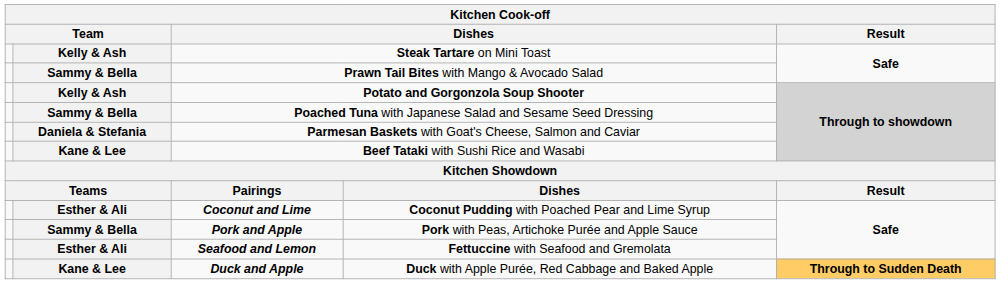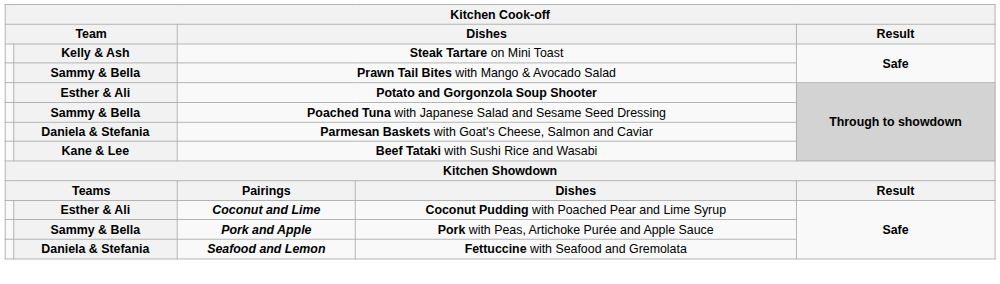(92, 93) Kelly & Ash -> (95, 93) Esther & Ali
(92, 249) Esther & Ali -> (95, 249) Daniela & Stefania
- row: (257, 269)
